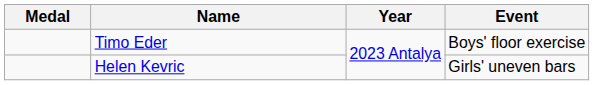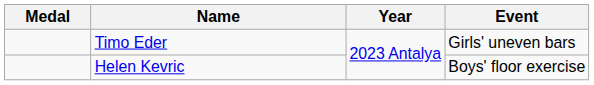(517, 42) Boys' floor exercise -> (512, 42) Girls' uneven bars
(512, 67) Girls' uneven bars -> (517, 67) Boys' floor exercise
